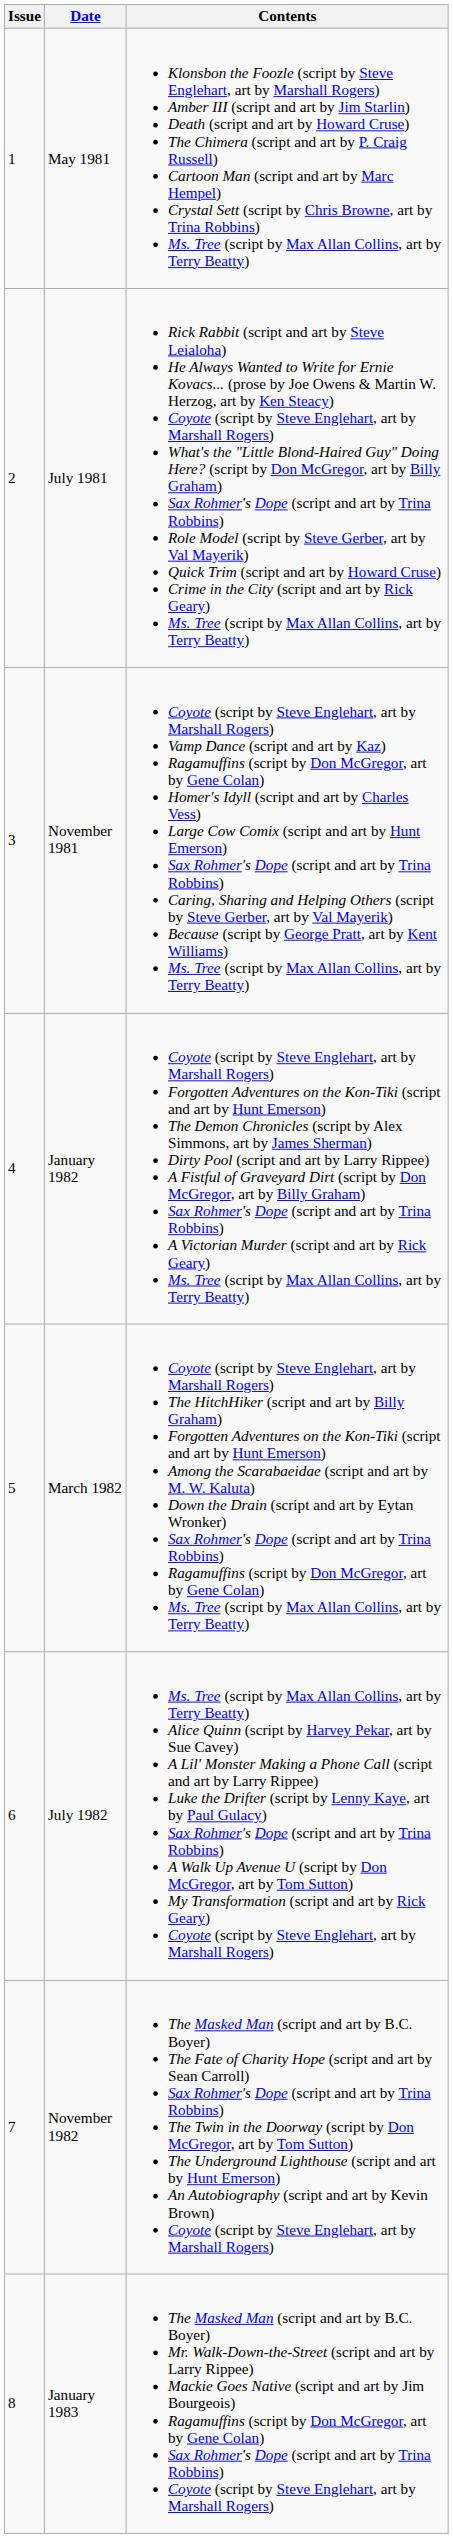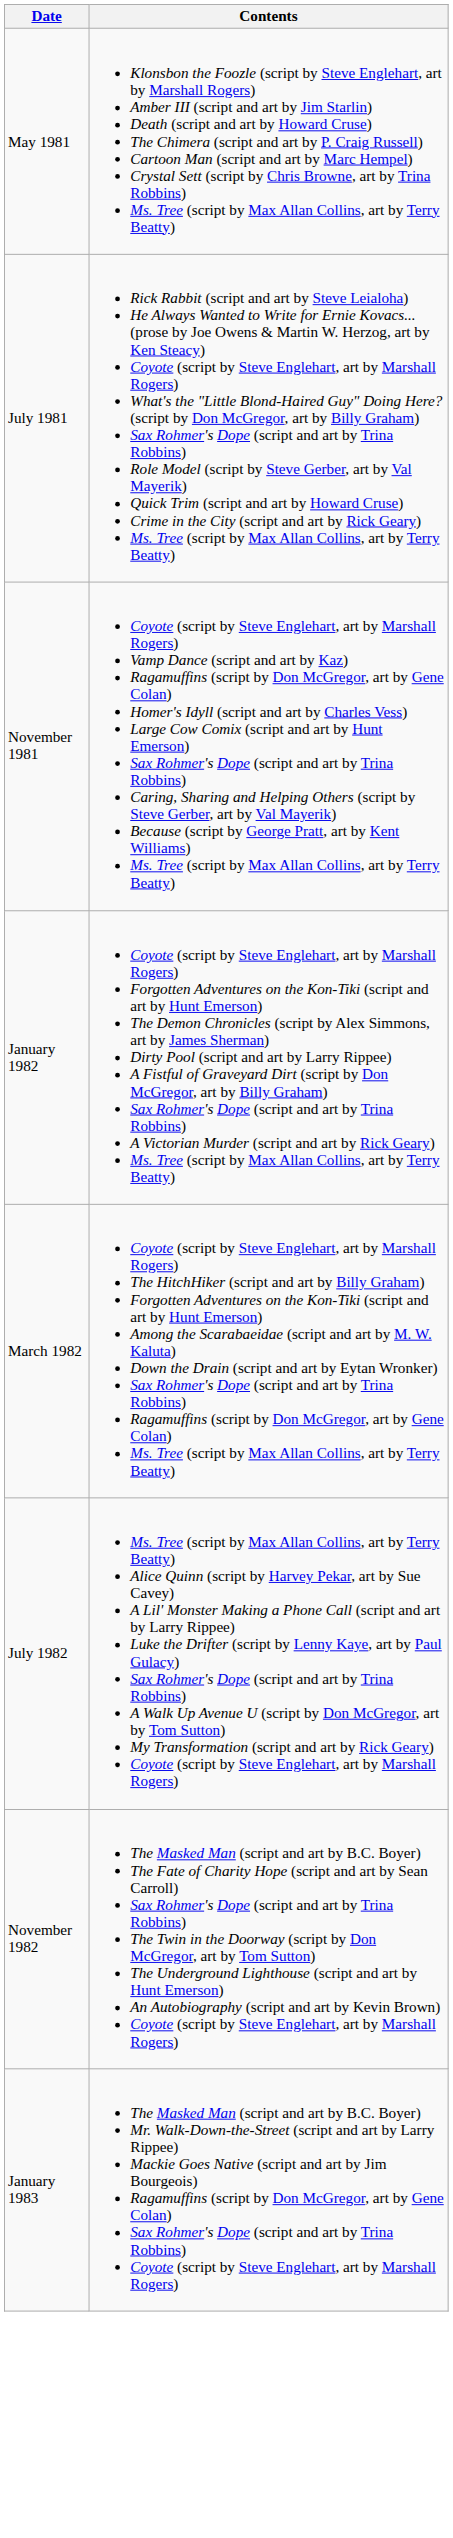- column: (24, 16)
